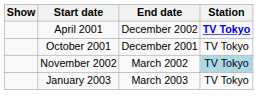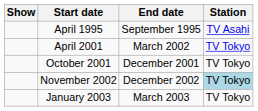+ row: (78, 30)
(160, 30) December 2002 -> (161, 47) March 2002
(226, 30) bold -> (228, 47) normal
(160, 64) March 2002 -> (161, 81) December 2002
